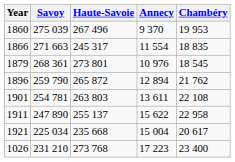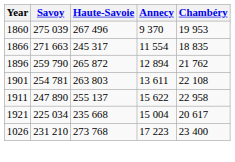- row: (18, 64)
